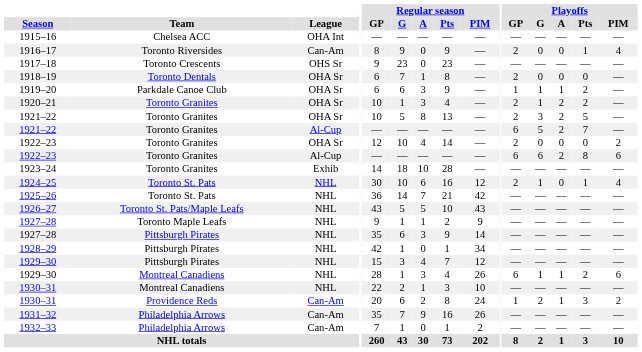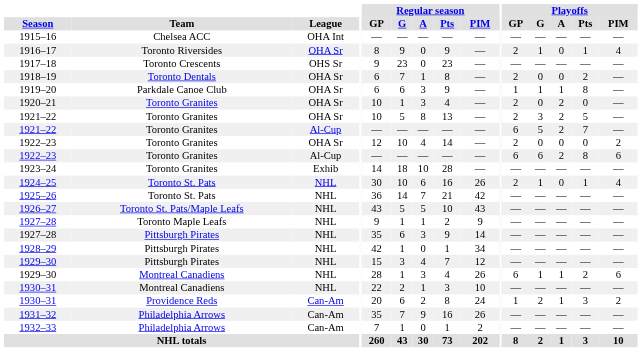(326, 50) Can-Am -> (326, 50) OHA Sr
(540, 50) 0 -> (540, 50) 1
(585, 76) 0 -> (585, 76) 2
(585, 89) 2 -> (585, 89) 8
(540, 103) 1 -> (540, 103) 0
(585, 103) 2 -> (585, 103) 0
(480, 182) 12 -> (480, 182) 26
